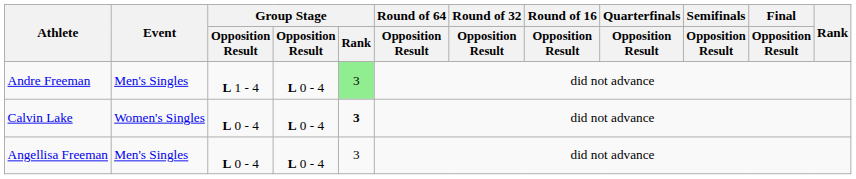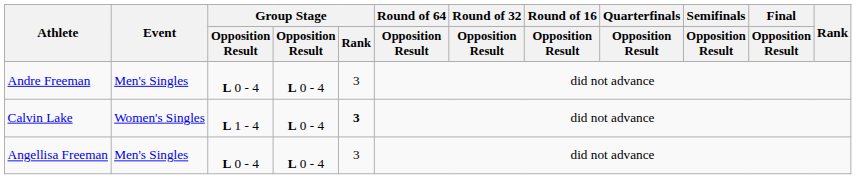(241, 88) L 1 - 4 -> (241, 88) L 0 - 4
(356, 80) lightgreen background -> (356, 80) no background
(241, 126) L 0 - 4 -> (241, 126) L 1 - 4
